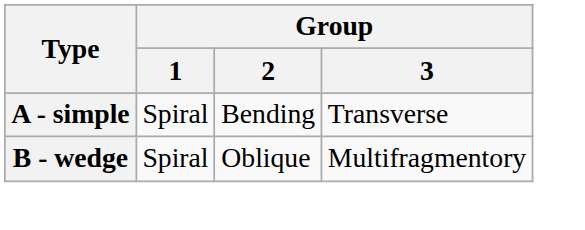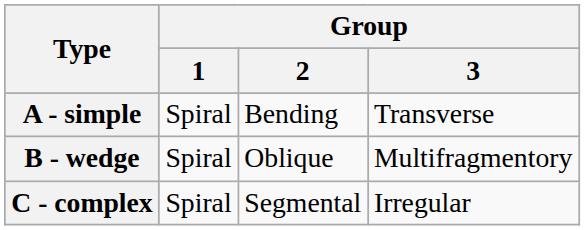+ row: (82, 202)
